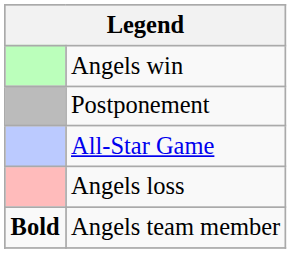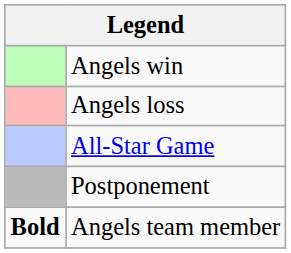rows swapped: (128, 186) <-> (140, 105)
